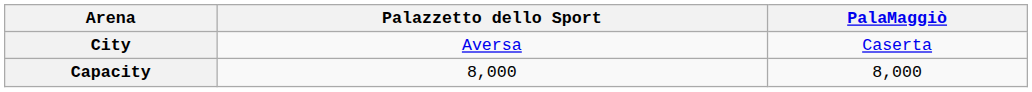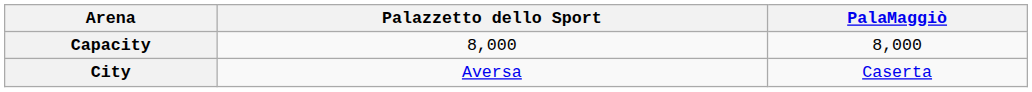rows swapped: (111, 45) <-> (111, 72)
